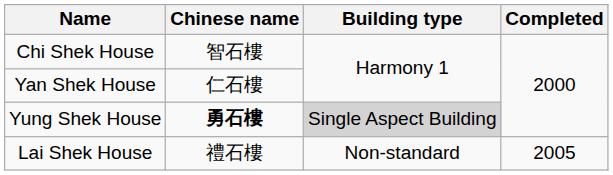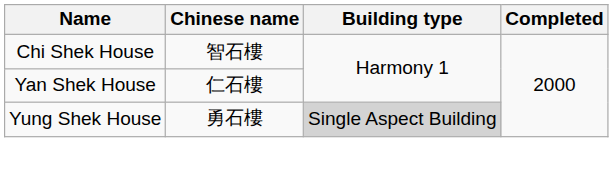(235, 118) bold -> (235, 118) normal
- row: (85, 152)
